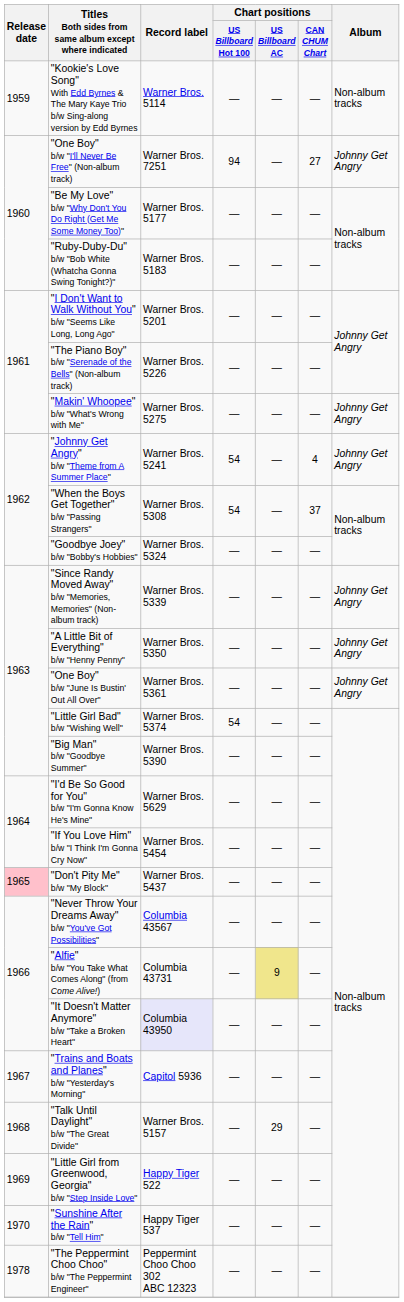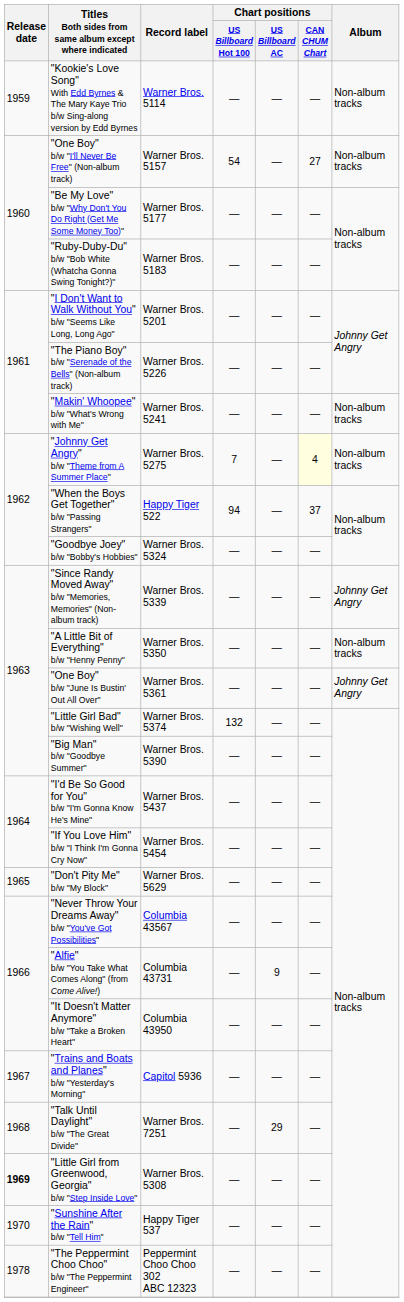(173, 161) Warner Bros. 7251 -> (173, 161) Warner Bros. 5157
(234, 161) 94 -> (234, 161) 54
(361, 161) Johnny Get Angry -> (360, 161) Non-album tracks
(173, 413) Warner Bros. 5275 -> (173, 413) Warner Bros. 5241
(361, 413) Johnny Get Angry -> (360, 413) Non-album tracks
(173, 459) Warner Bros. 5241 -> (173, 459) Warner Bros. 5275
(234, 459) 54 -> (234, 459) 7
(315, 459) no background -> (315, 459) lightyellow background
(361, 459) Johnny Get Angry -> (360, 459) Non-album tracks
(173, 511) Warner Bros. 5308 -> (171, 511) Happy Tiger 522
(234, 511) 54 -> (234, 511) 94
(361, 648) Johnny Get Angry -> (360, 648) Non-album tracks
(234, 722) 54 -> (234, 722) 132
(173, 802) Warner Bros. 5629 -> (173, 802) Warner Bros. 5437
(18, 881) pink background -> (18, 881) no background
(173, 881) Warner Bros. 5437 -> (173, 881) Warner Bros. 5629
(277, 973) khaki background -> (277, 973) no background
(165, 1024) lavender background -> (165, 1024) no background
(173, 1128) Warner Bros. 5157 -> (173, 1128) Warner Bros. 7251
(18, 1179) normal -> (18, 1179) bold
(171, 1179) Happy Tiger 522 -> (173, 1179) Warner Bros. 5308
